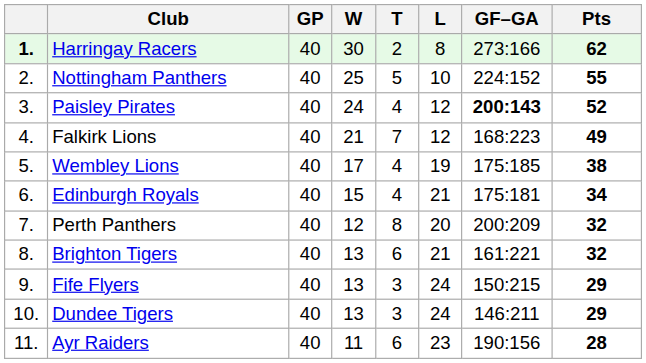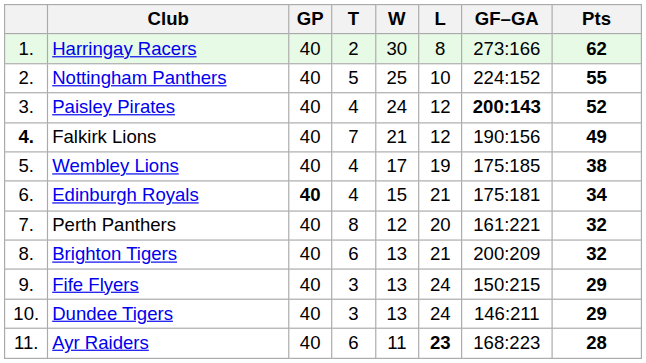columns swapped: (354, 19) <-> (397, 19)
(26, 48) bold -> (26, 48) normal
(26, 136) normal -> (26, 136) bold
(507, 136) 168:223 -> (507, 136) 190:156
(310, 195) normal -> (310, 195) bold
(507, 225) 200:209 -> (507, 225) 161:221
(507, 254) 161:221 -> (507, 254) 200:209
(440, 343) normal -> (440, 343) bold
(507, 343) 190:156 -> (507, 343) 168:223
